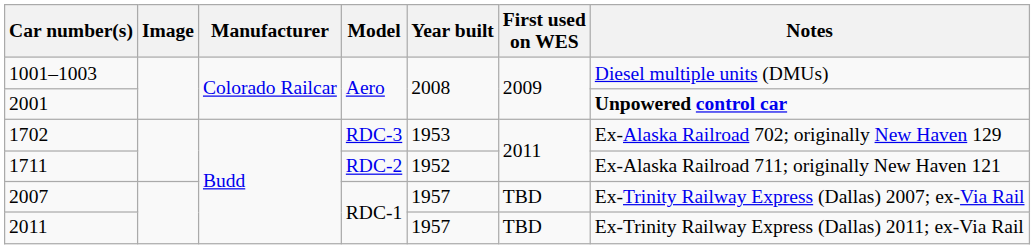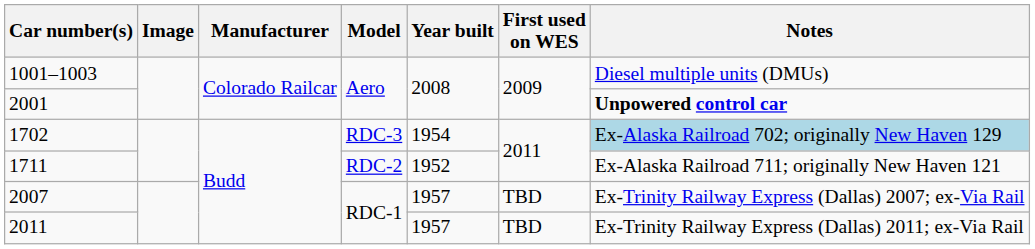(431, 134) 1953 -> (431, 134) 1954
(798, 134) no background -> (798, 134) lightblue background
